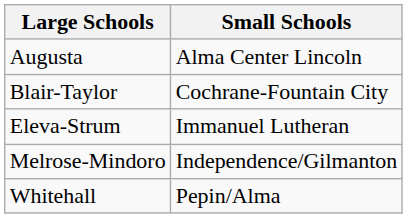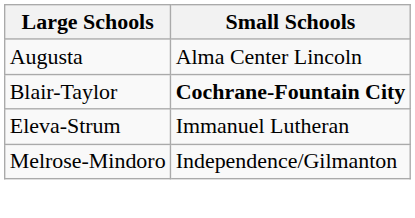(282, 91) normal -> (290, 91) bold
- row: (53, 195)
